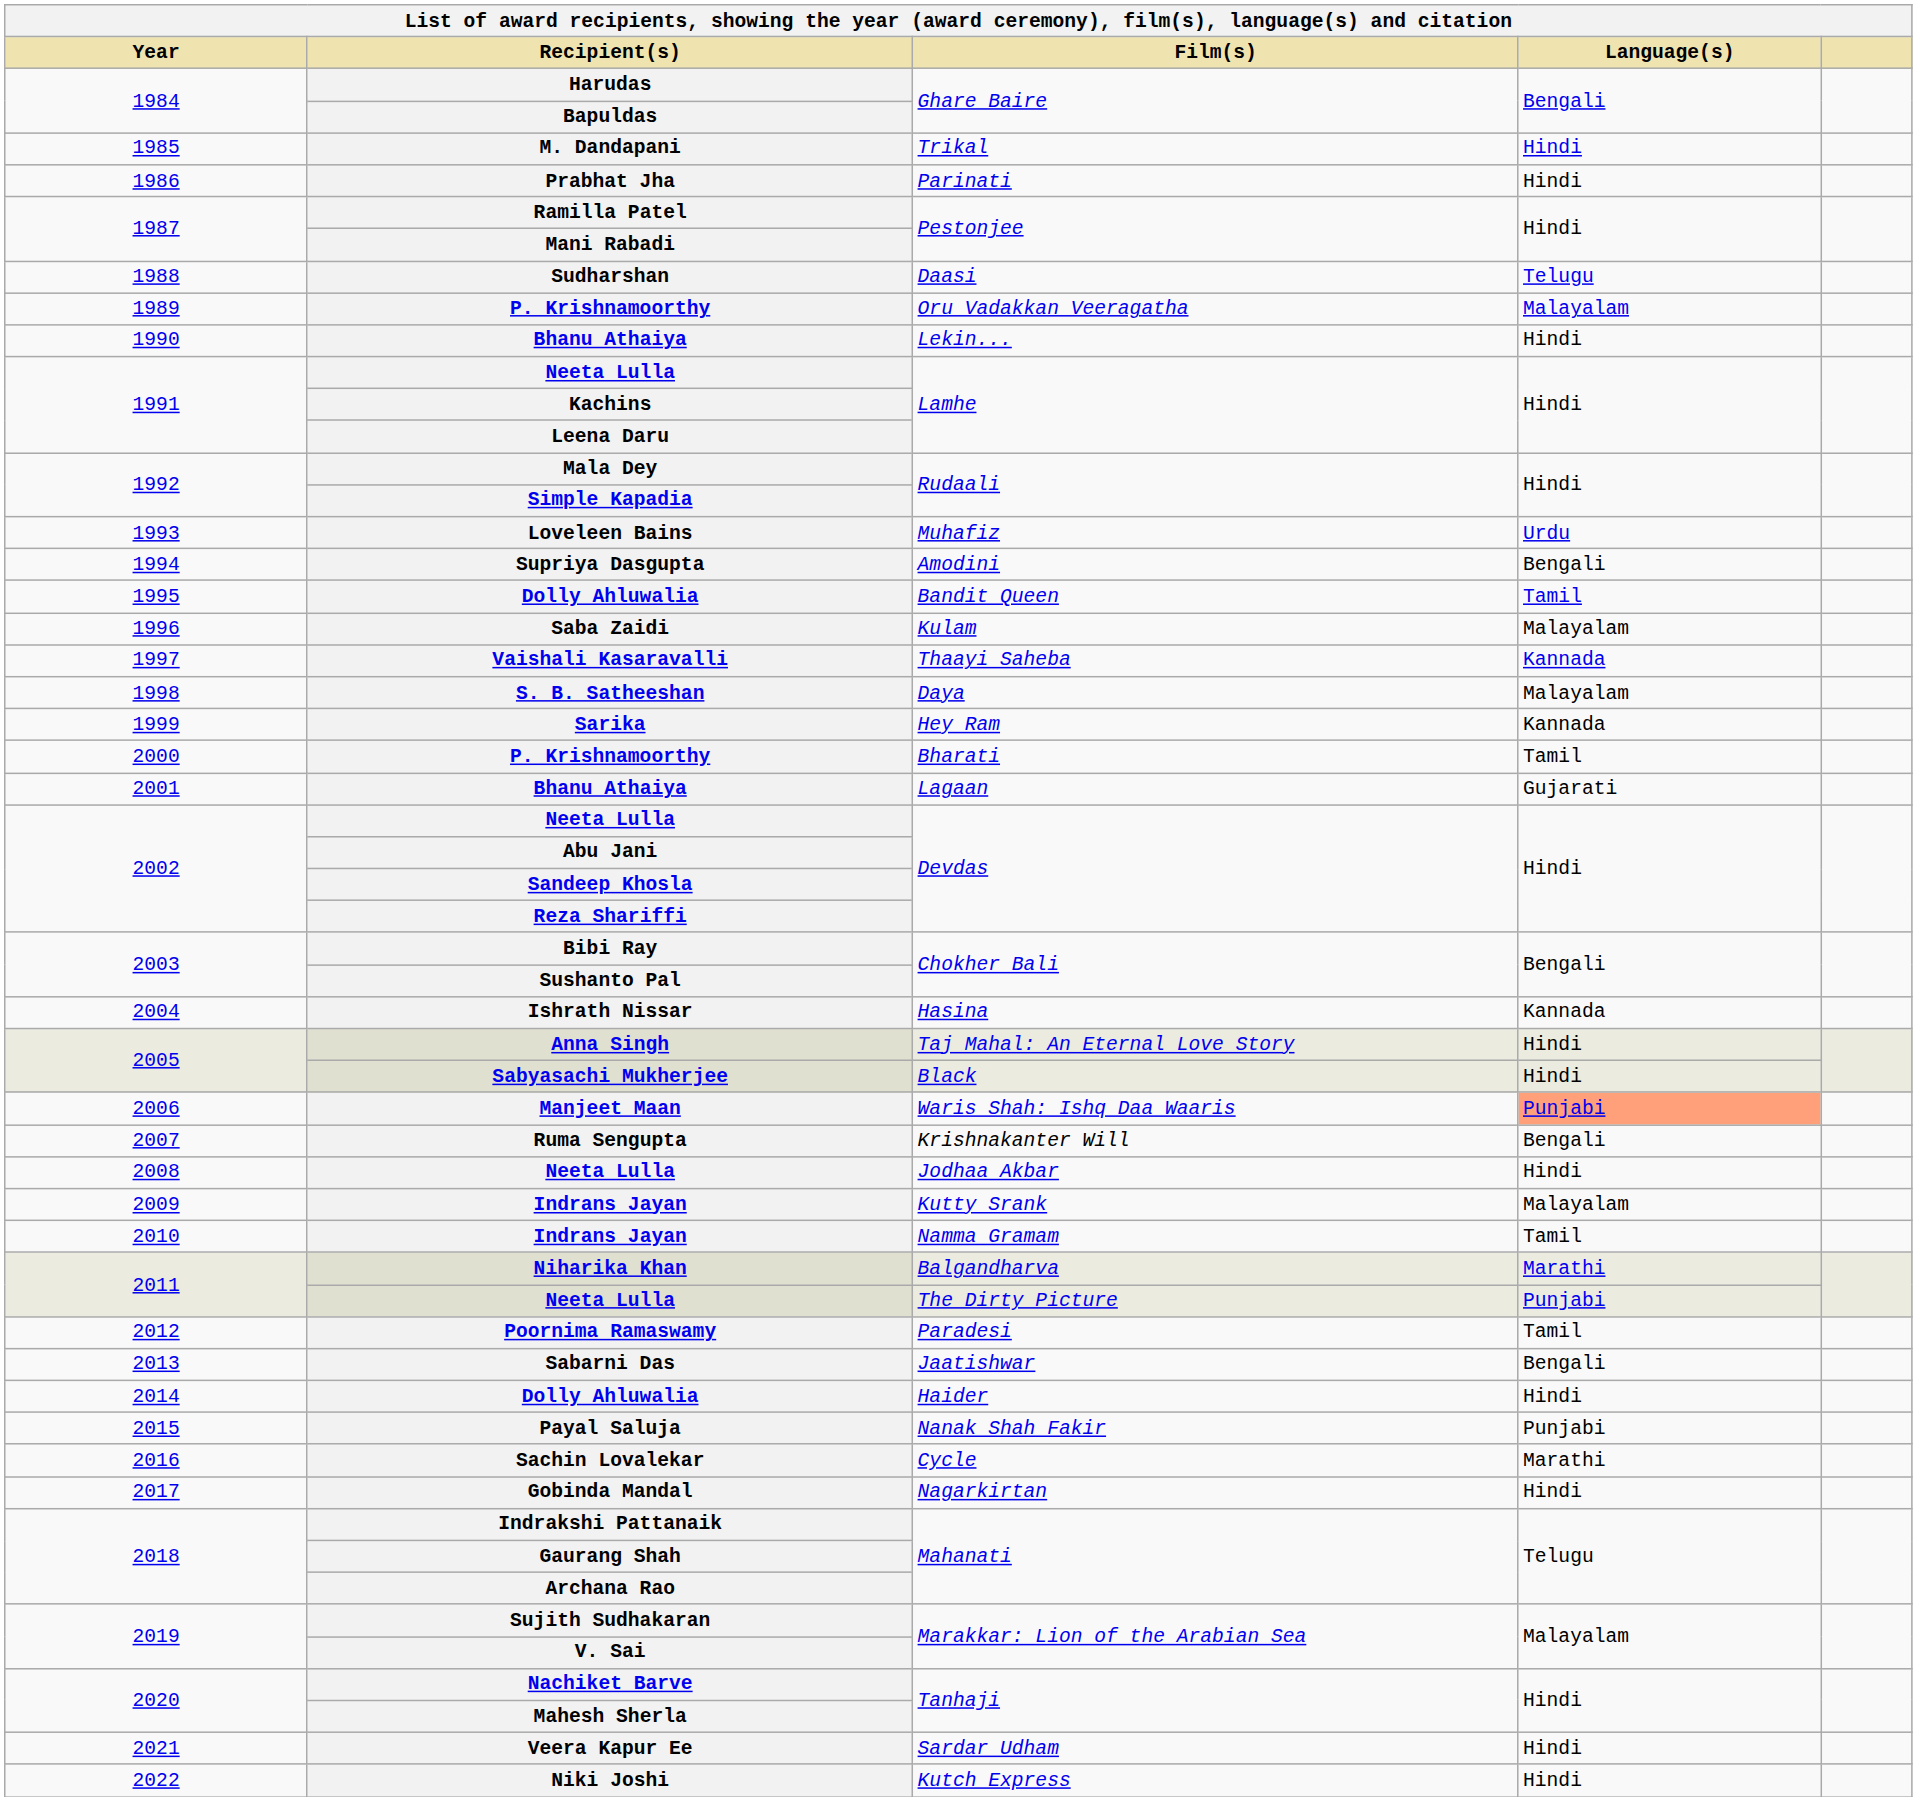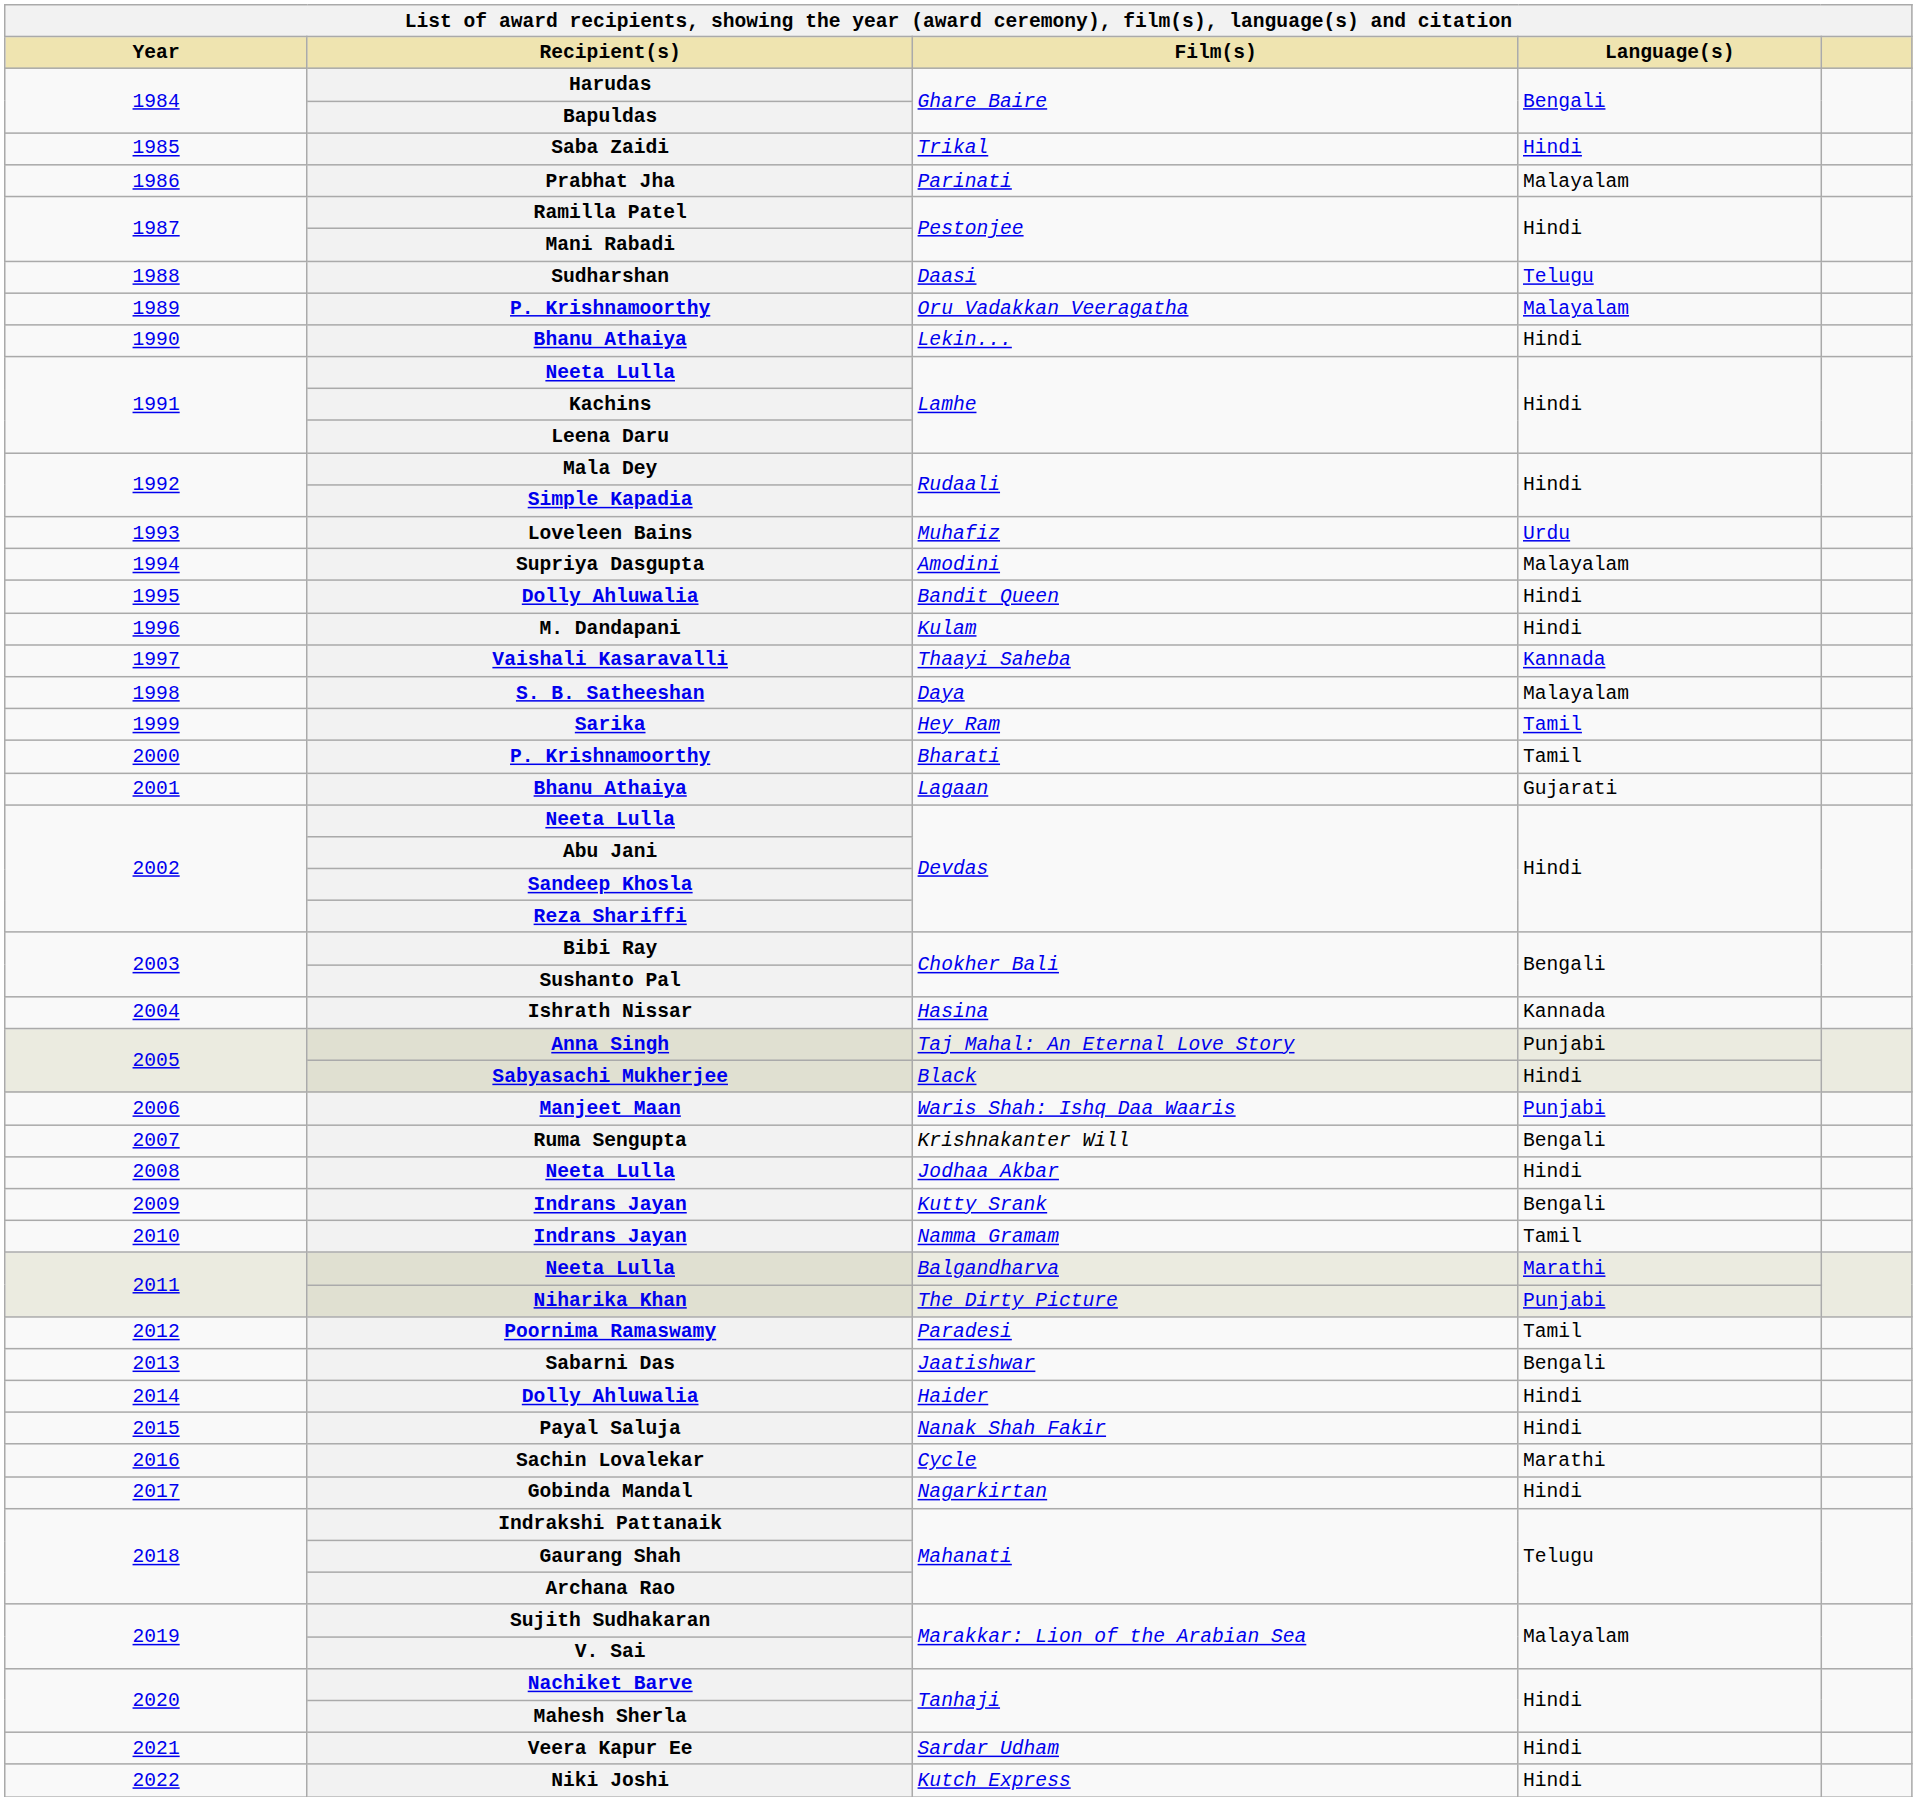(610, 149) M. Dandapani -> (610, 149) Saba Zaidi
(1552, 181) Hindi -> (1576, 181) Malayalam
(1564, 565) Bengali -> (1576, 565) Malayalam
(1552, 597) Tamil -> (1552, 597) Hindi
(610, 629) Saba Zaidi -> (610, 629) M. Dandapani
(1576, 629) Malayalam -> (1552, 629) Hindi
(1564, 725) Kannada -> (1552, 725) Tamil
(1552, 1045) Hindi -> (1564, 1045) Punjabi
(1564, 1109) lightsalmon background -> (1564, 1109) no background
(1576, 1204) Malayalam -> (1564, 1204) Bengali
(610, 1268) Niharika Khan -> (610, 1268) Neeta Lulla
(610, 1300) Neeta Lulla -> (610, 1300) Niharika Khan
(1564, 1428) Punjabi -> (1552, 1428) Hindi
